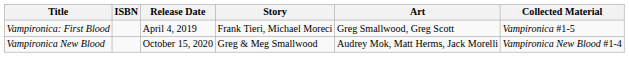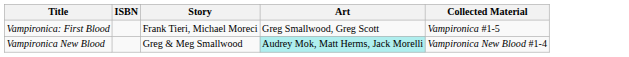- column: (178, 12)
(418, 44) no background -> (343, 44) paleturquoise background
